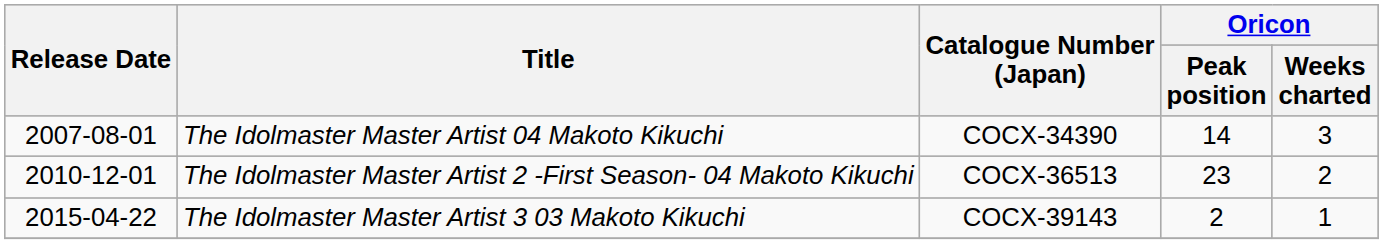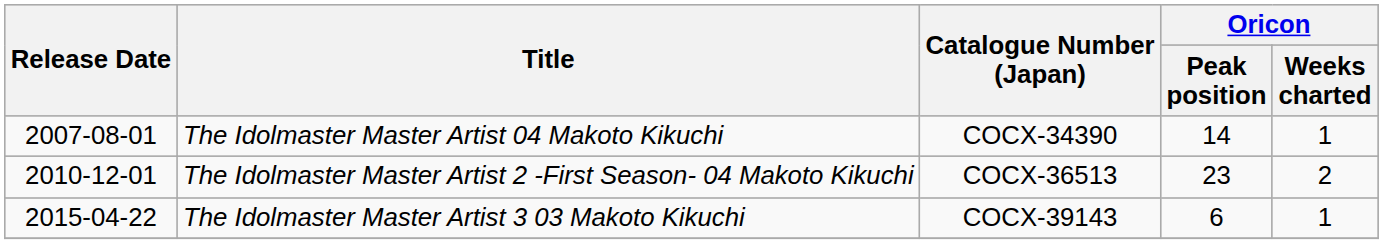(1325, 135) 3 -> (1325, 135) 1
(1216, 217) 2 -> (1216, 217) 6
